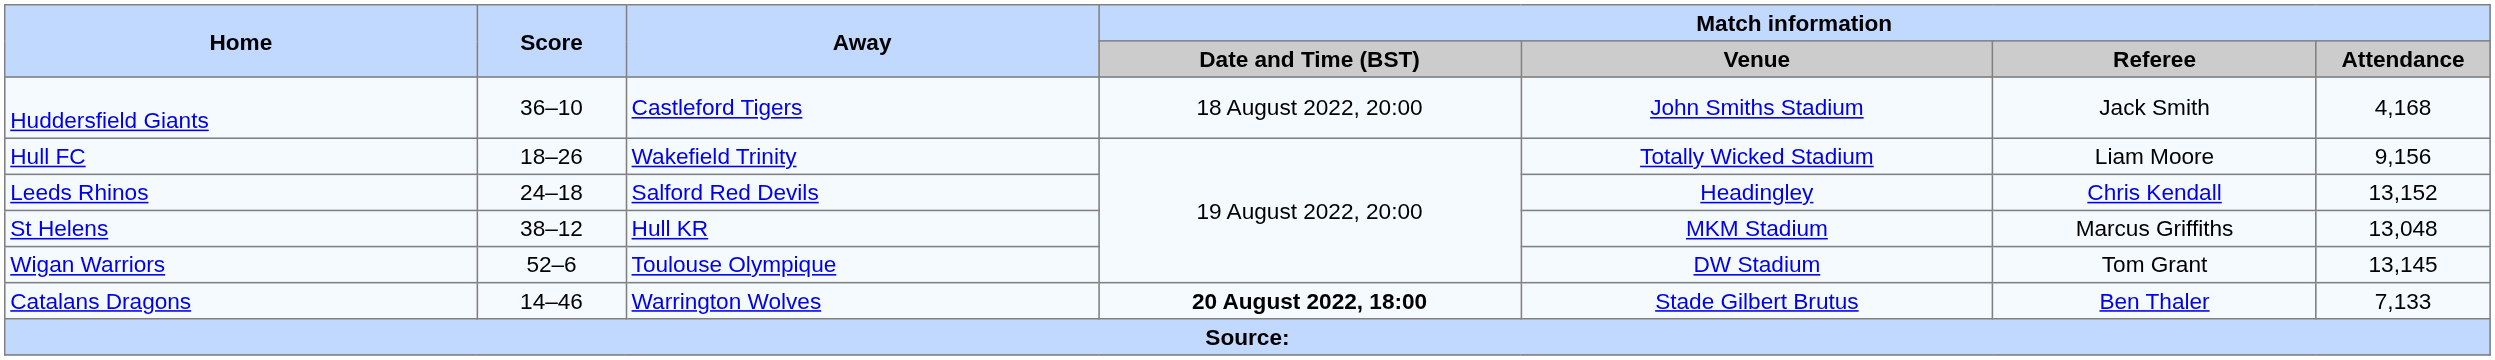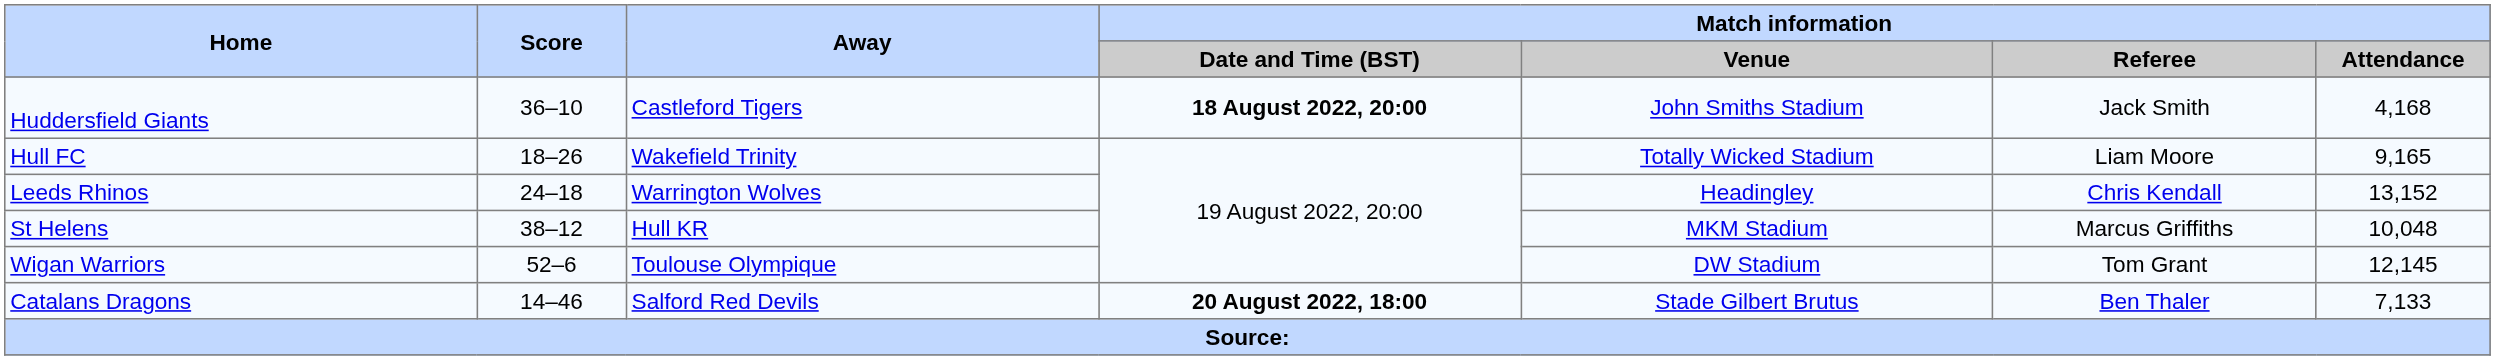(1310, 108) normal -> (1310, 108) bold
(2403, 156) 9,156 -> (2403, 156) 9,165
(725, 192) Salford Red Devils -> (726, 192) Warrington Wolves
(2403, 229) 13,048 -> (2403, 229) 10,048
(2403, 265) 13,145 -> (2403, 265) 12,145
(726, 301) Warrington Wolves -> (725, 301) Salford Red Devils
